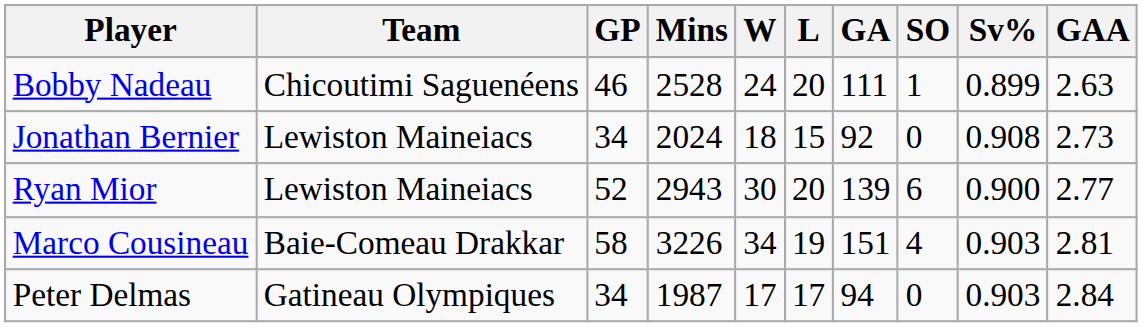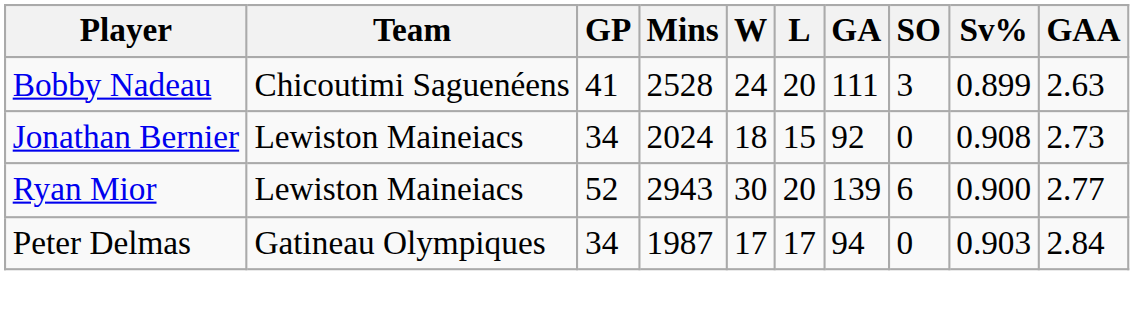(611, 83) 46 -> (602, 83) 41
(914, 83) 1 -> (905, 83) 3
- row: (131, 242)
